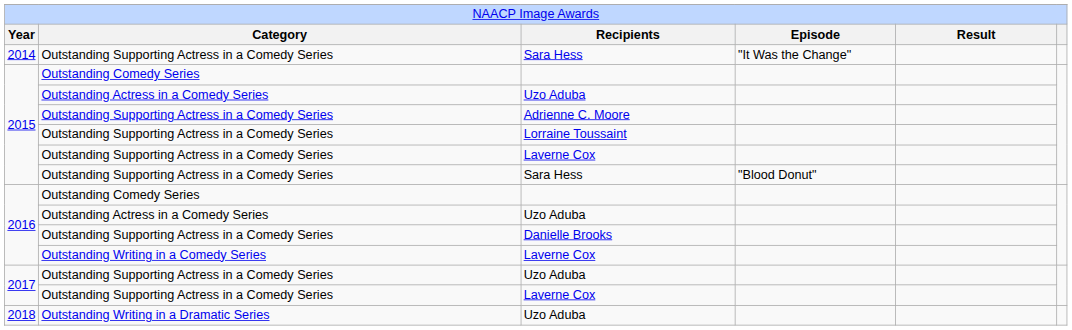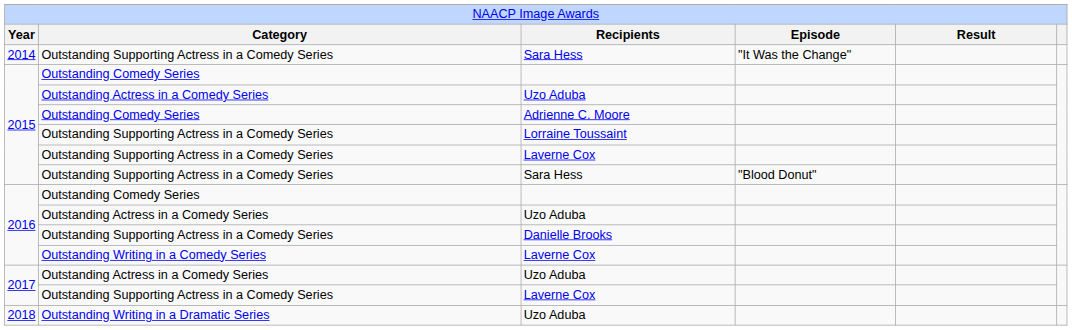(187, 114) Outstanding Supporting Actress in a Comedy Series -> (120, 114) Outstanding Comedy Series
(187, 275) Outstanding Supporting Actress in a Comedy Series -> (155, 275) Outstanding Actress in a Comedy Series
